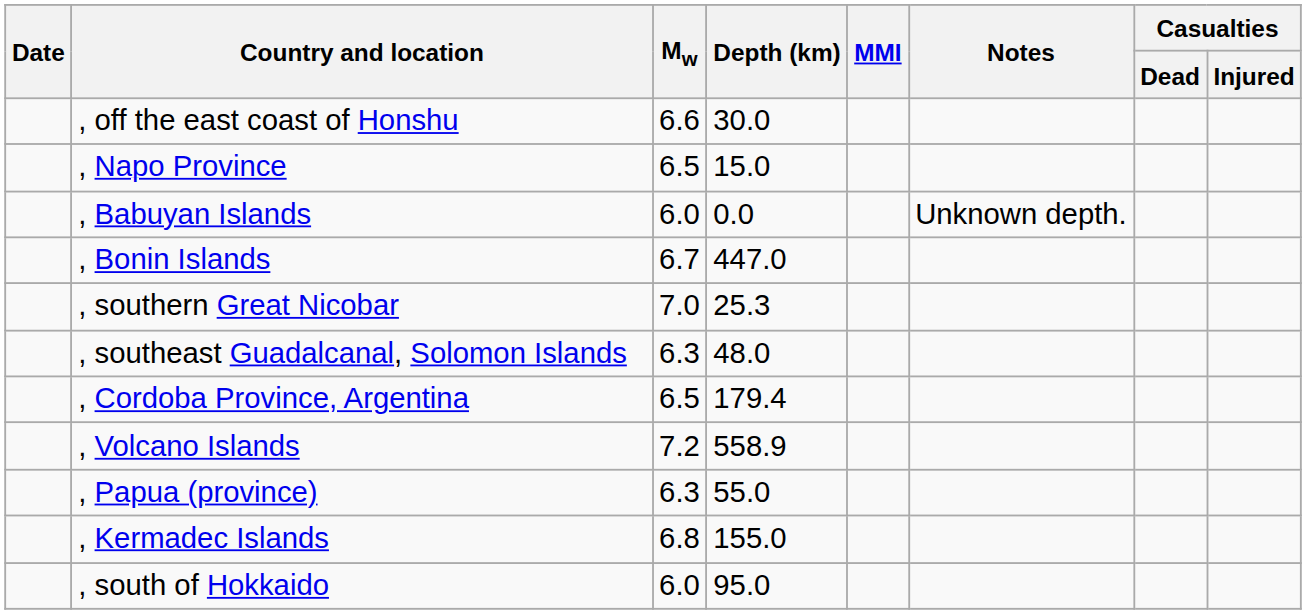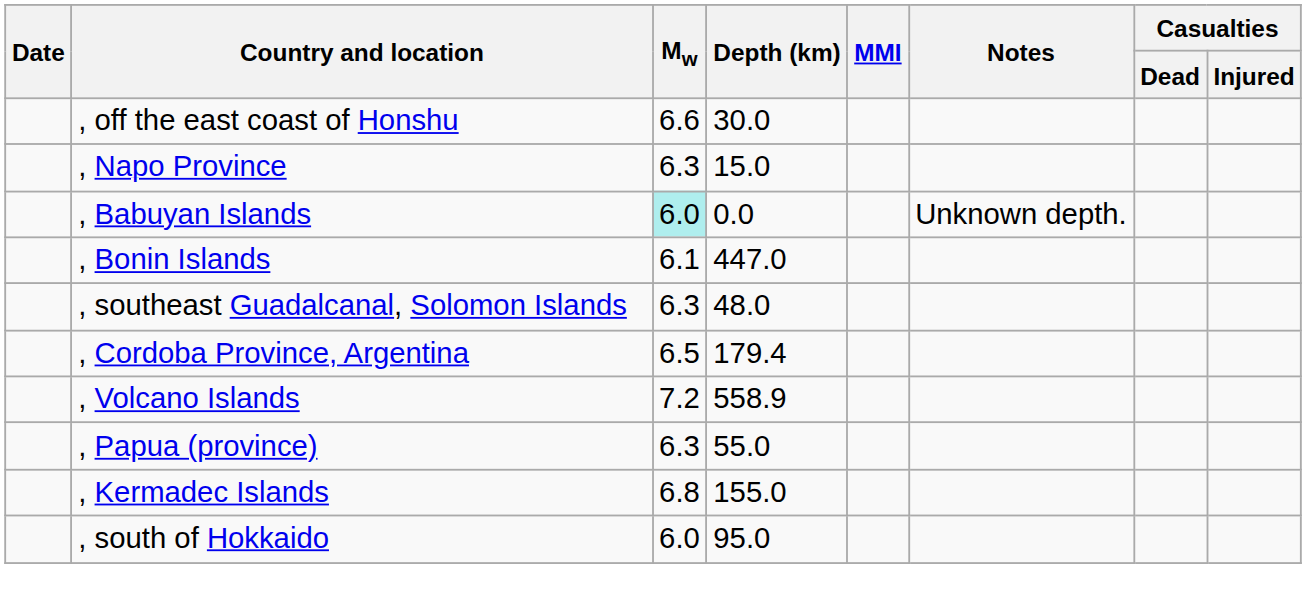(679, 167) 6.5 -> (679, 167) 6.3
(679, 213) no background -> (679, 213) paleturquoise background
(679, 259) 6.7 -> (679, 259) 6.1
- row: (239, 306)
